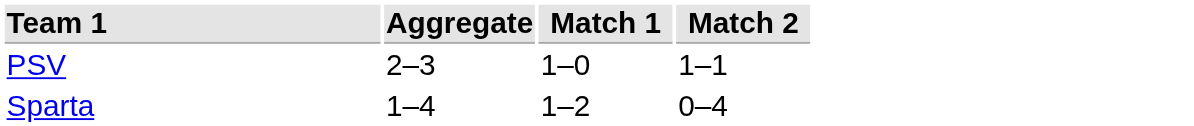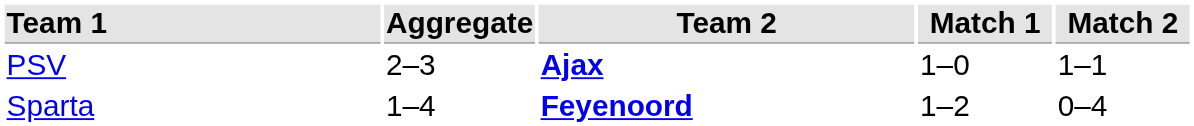+ column: (727, 22)
